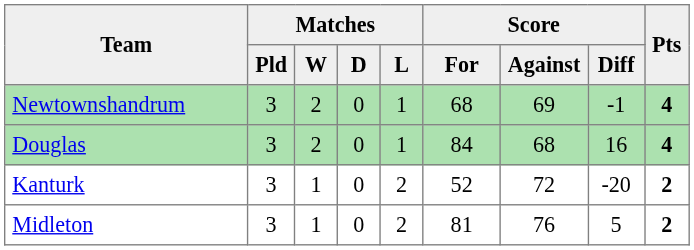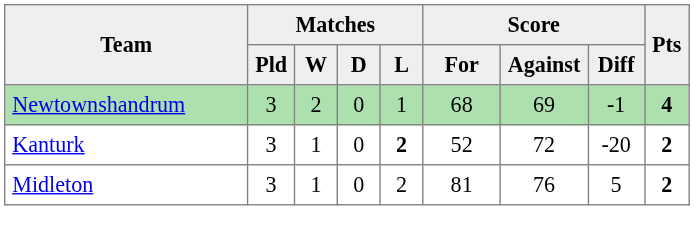- row: (49, 144)
(402, 184) normal -> (402, 144) bold
